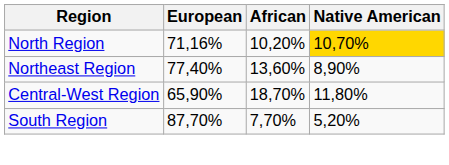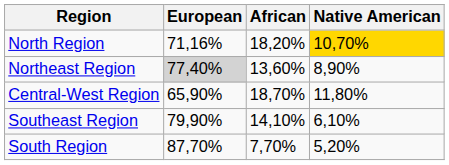(277, 43) 10,20% -> (277, 43) 18,20%
(195, 69) no background -> (195, 69) lightgrey background
+ row: (73, 120)
